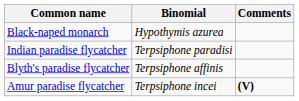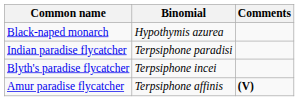(179, 68) Terpsiphone affinis -> (176, 68) Terpsiphone incei
(176, 86) Terpsiphone incei -> (179, 86) Terpsiphone affinis
